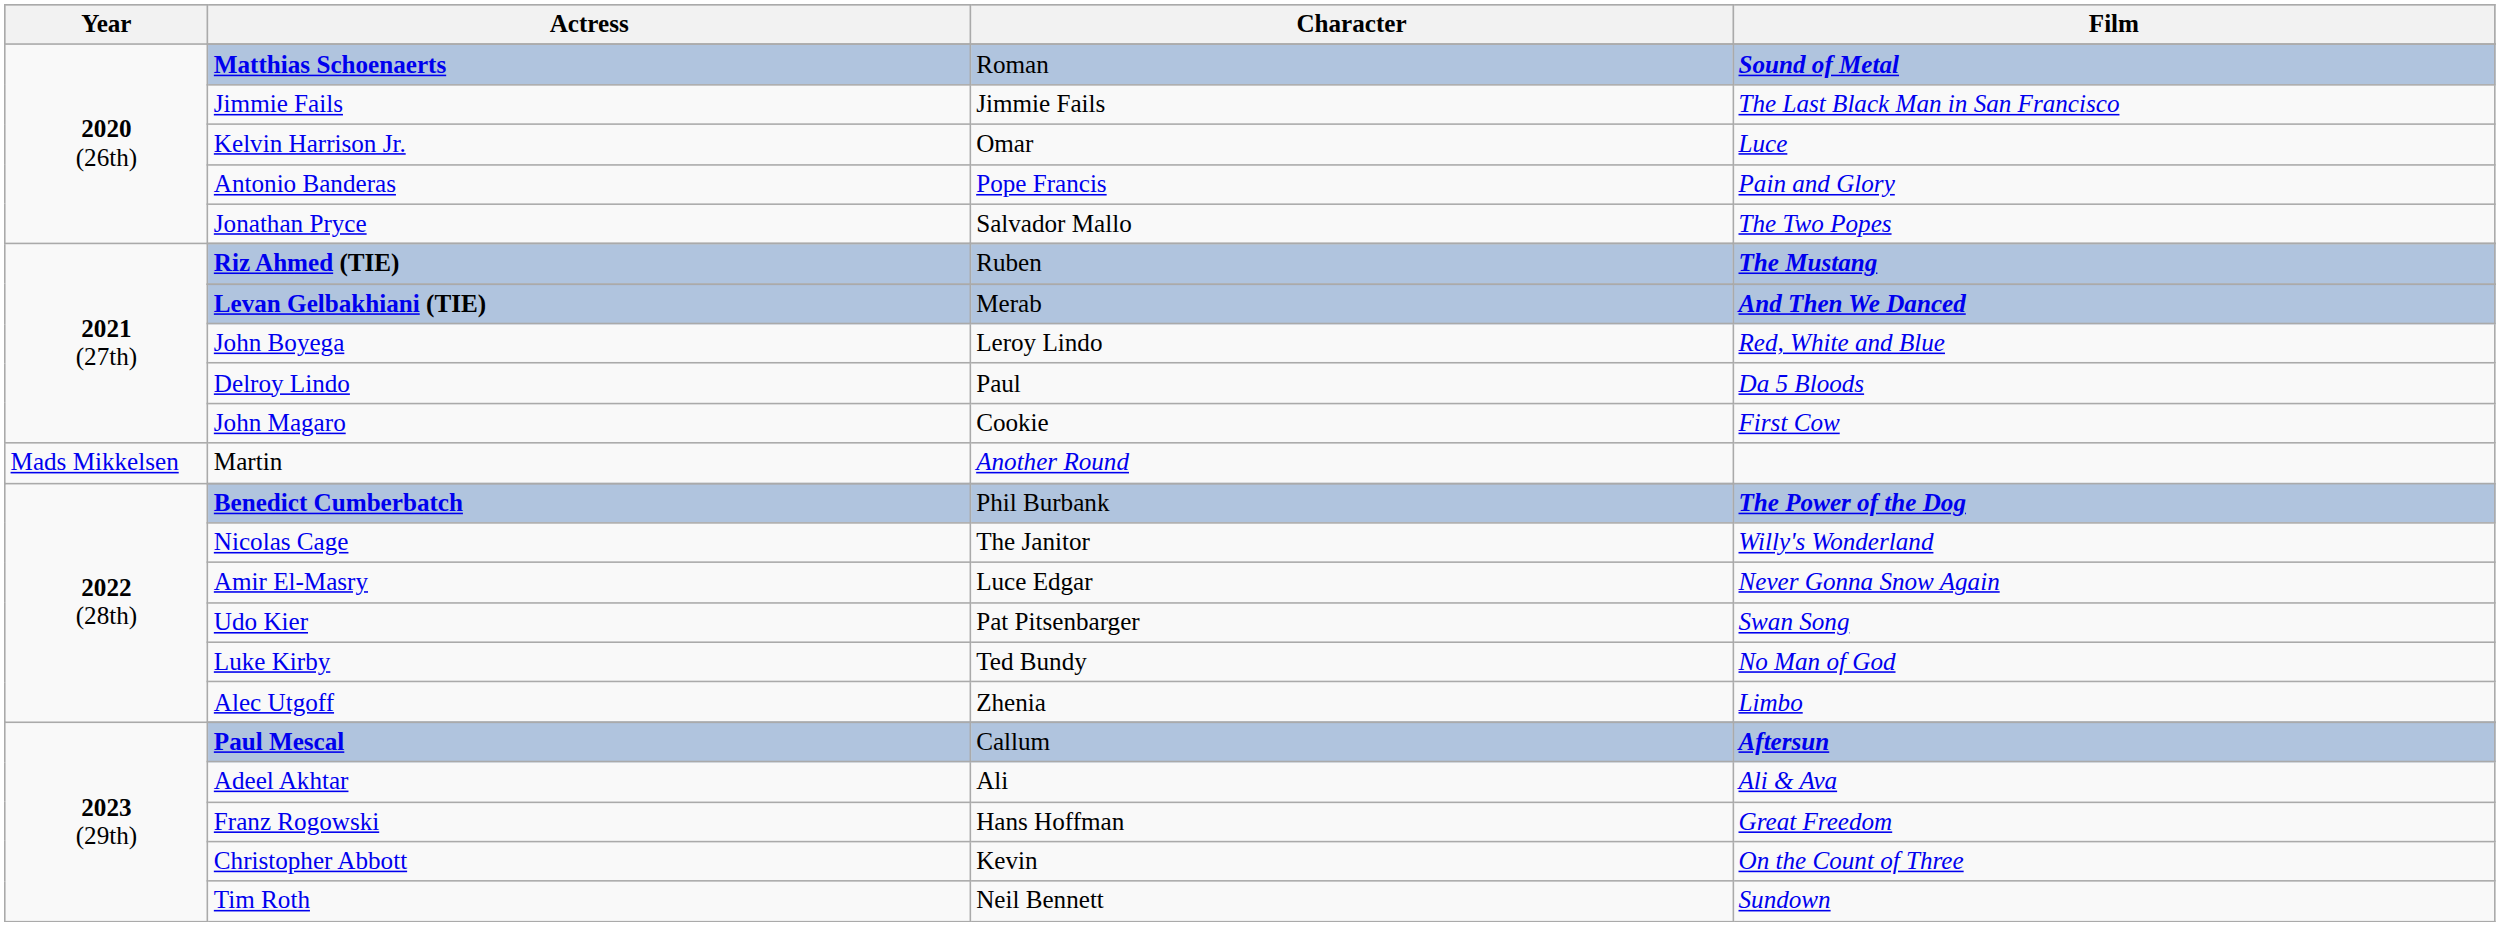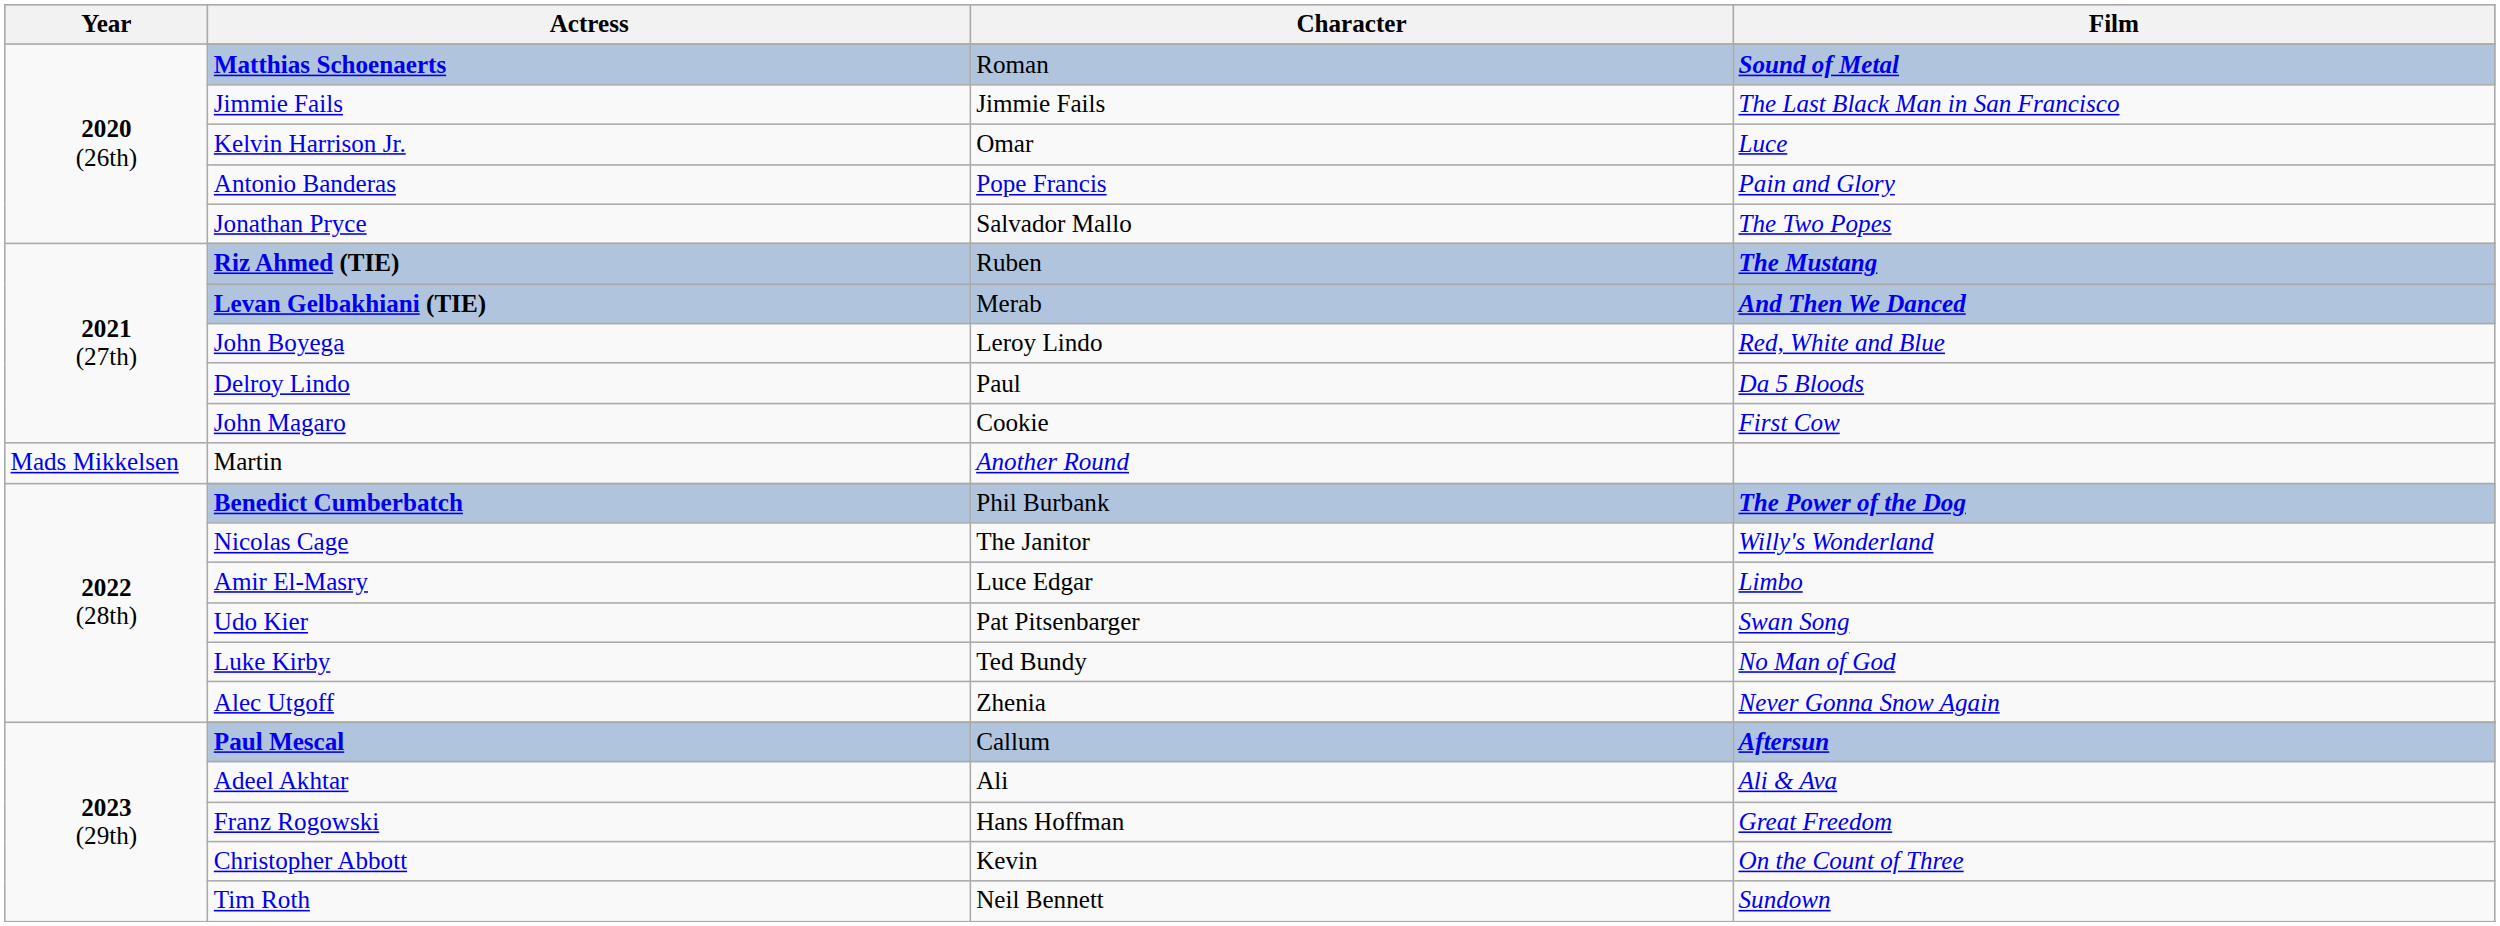(1869, 582) Never Gonna Snow Again -> (1771, 582) Limbo
(1771, 701) Limbo -> (1869, 701) Never Gonna Snow Again
